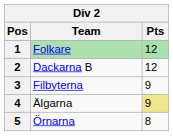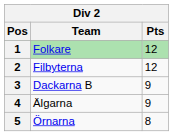(63, 67) Dackarna B -> (58, 67) Filbyterna
(58, 85) Filbyterna -> (63, 85) Dackarna B
(148, 103) khaki background -> (148, 103) no background
